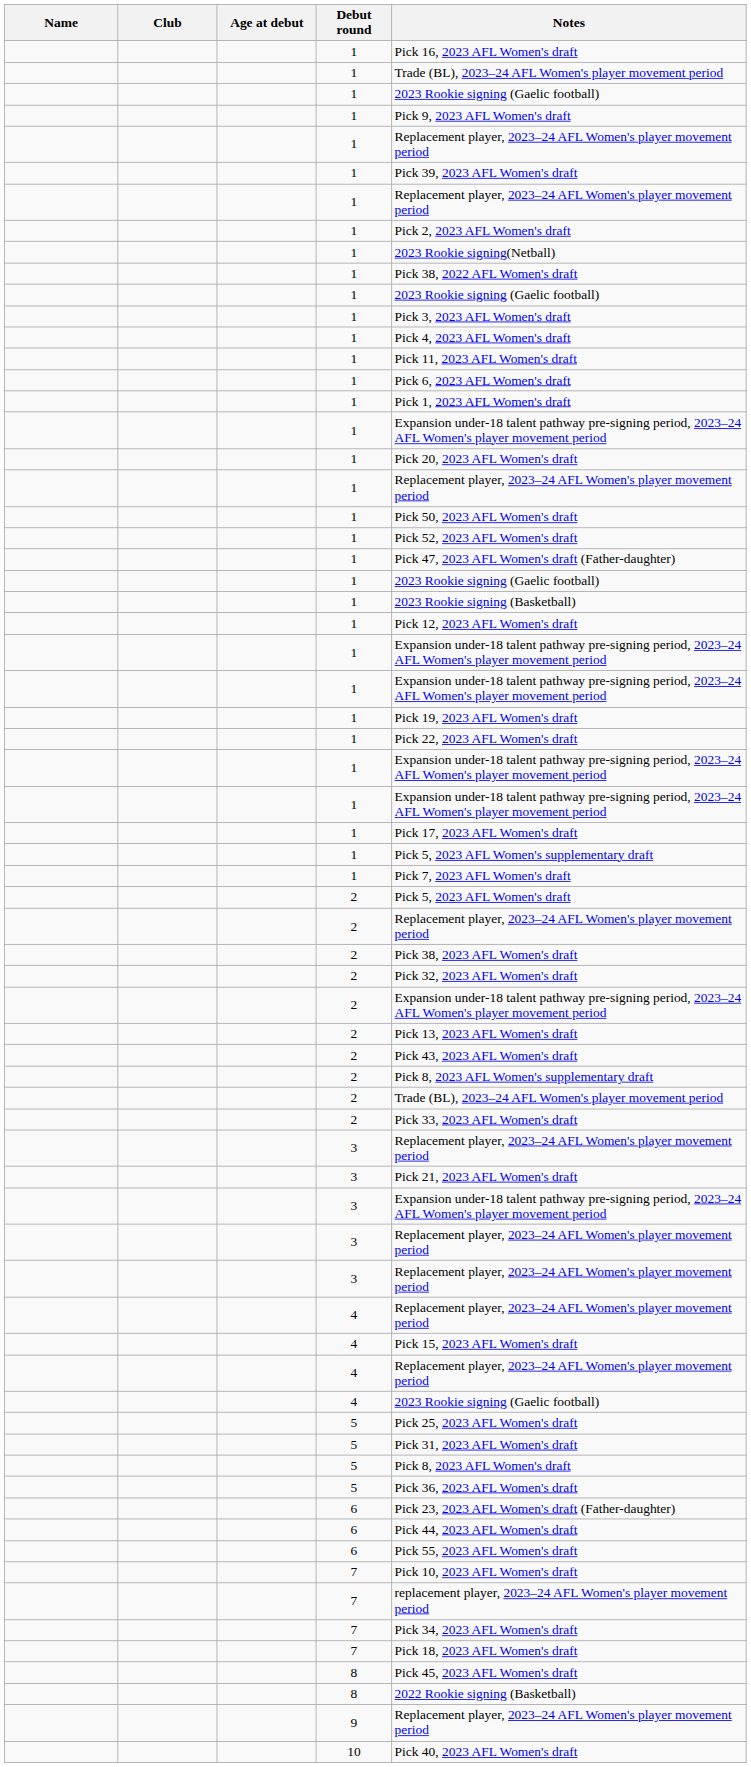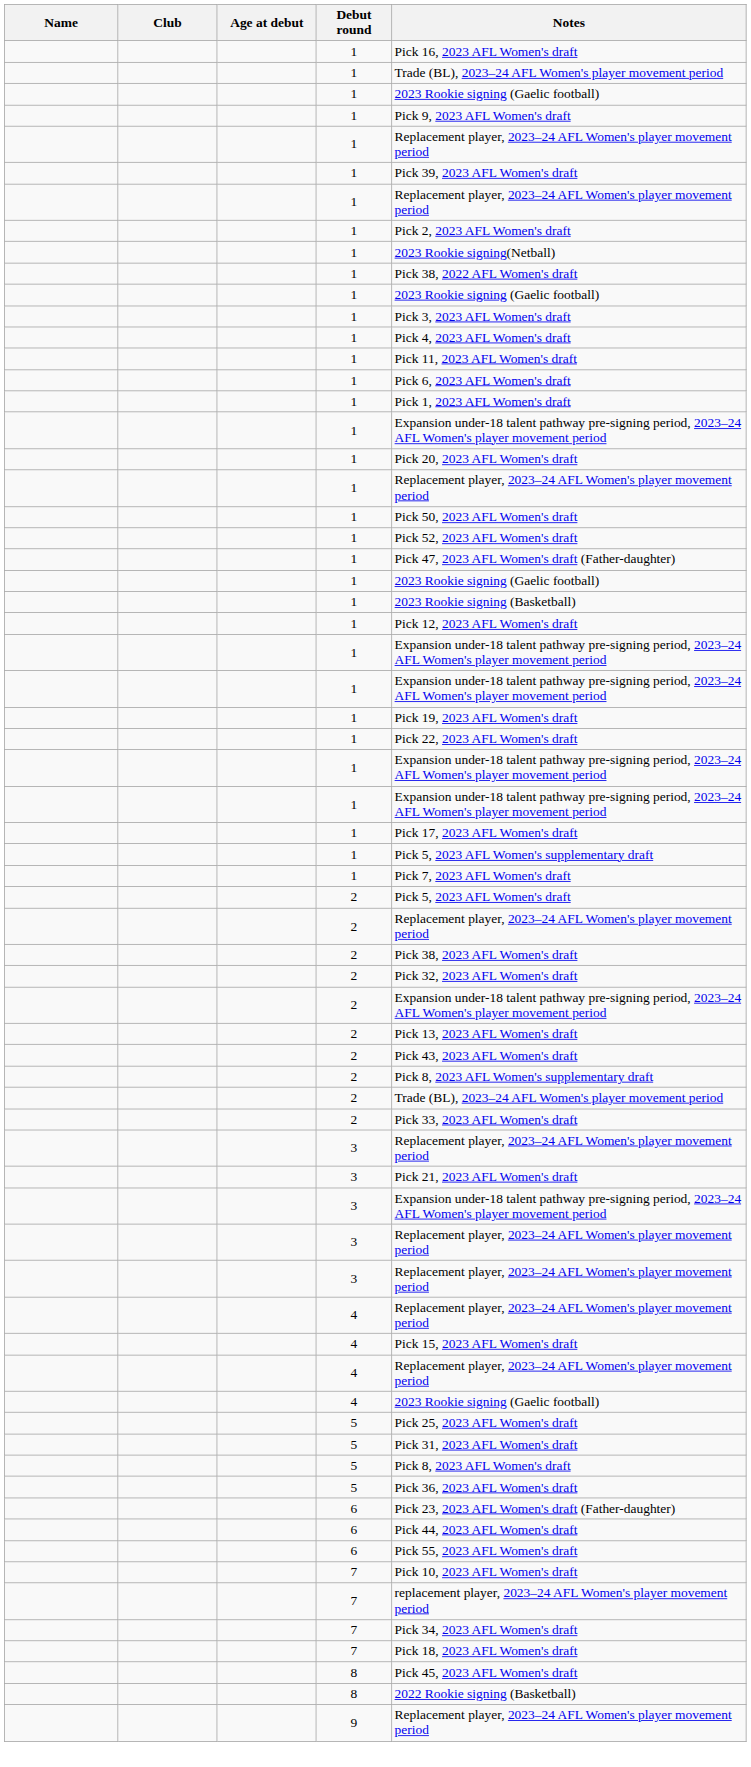- row: (61, 1752)
